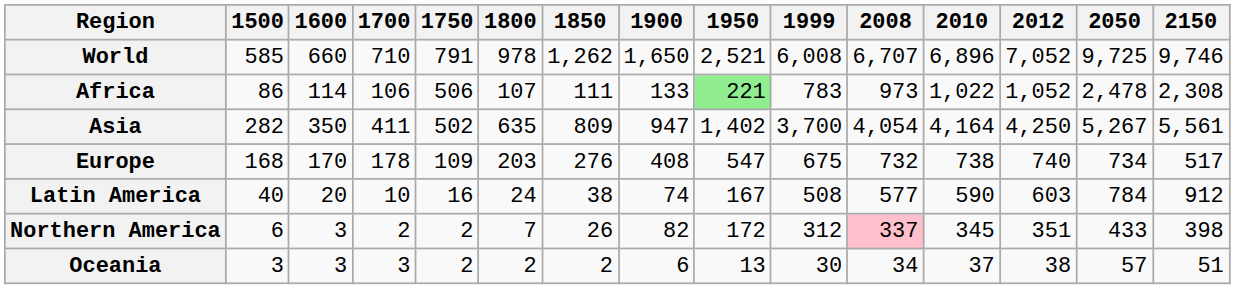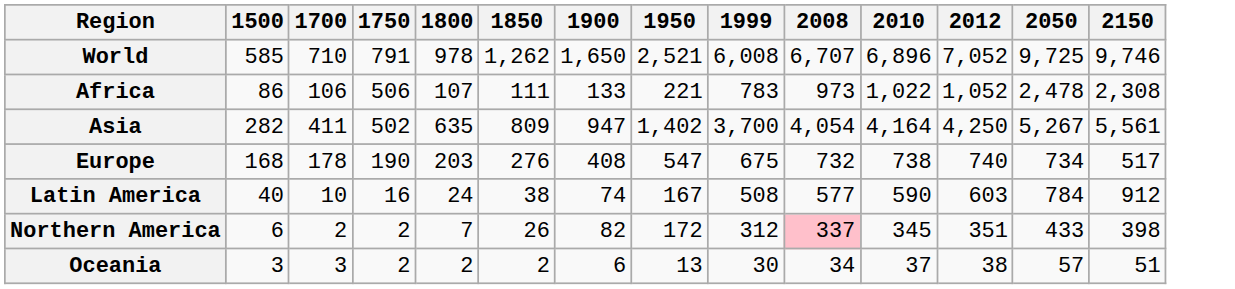- column: (321, 22)
(746, 92) lightgreen background -> (683, 92) no background
(454, 161) 109 -> (391, 161) 190
